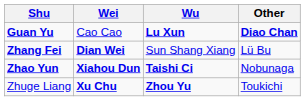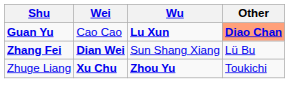(269, 31) no background -> (254, 31) lightsalmon background
- row: (33, 68)
